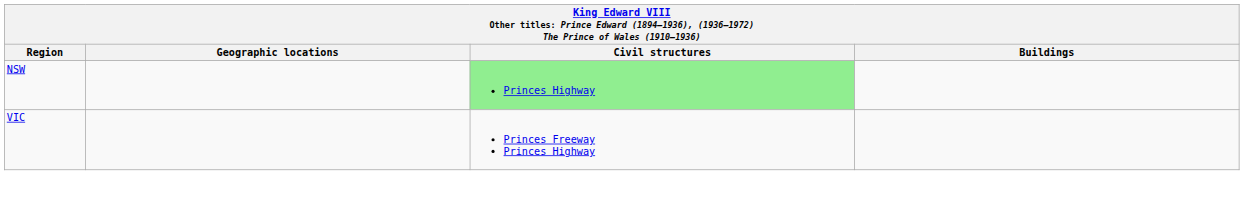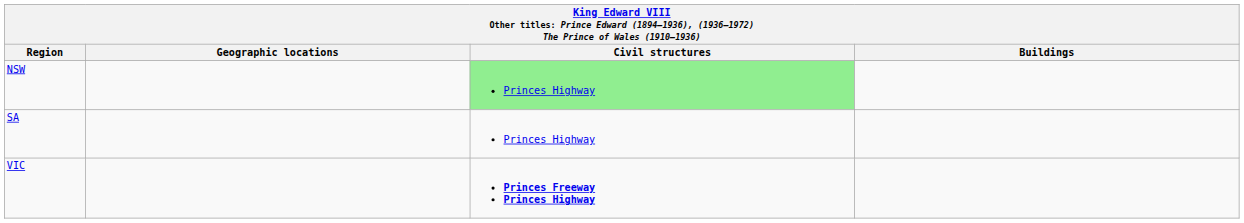+ row: (13, 118)
(662, 145) normal -> (662, 194) bold
